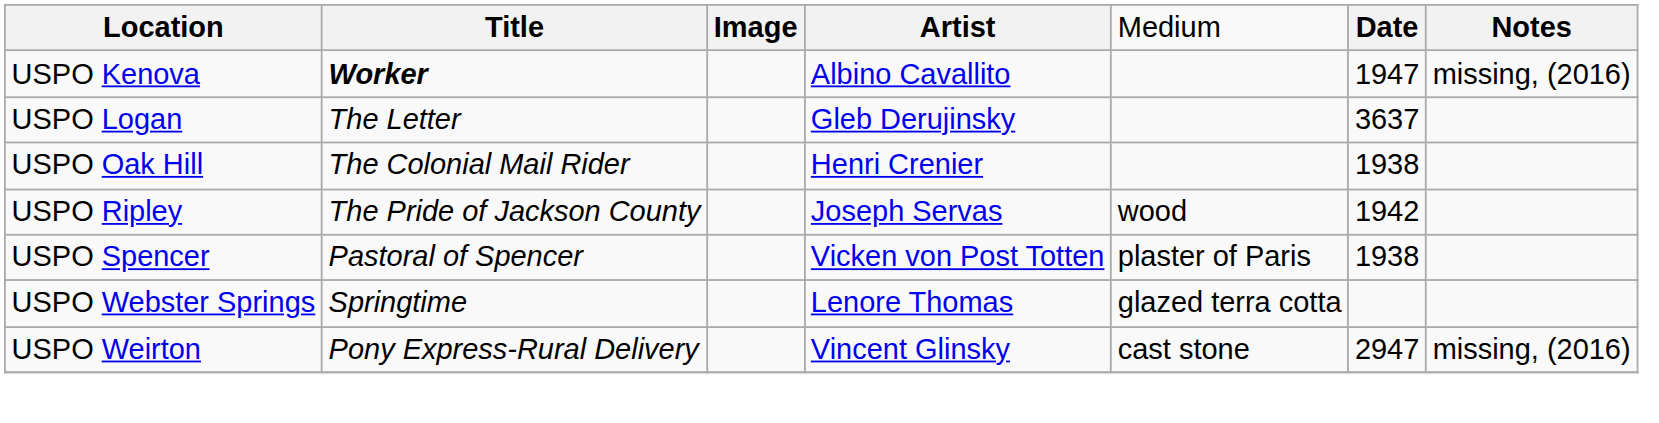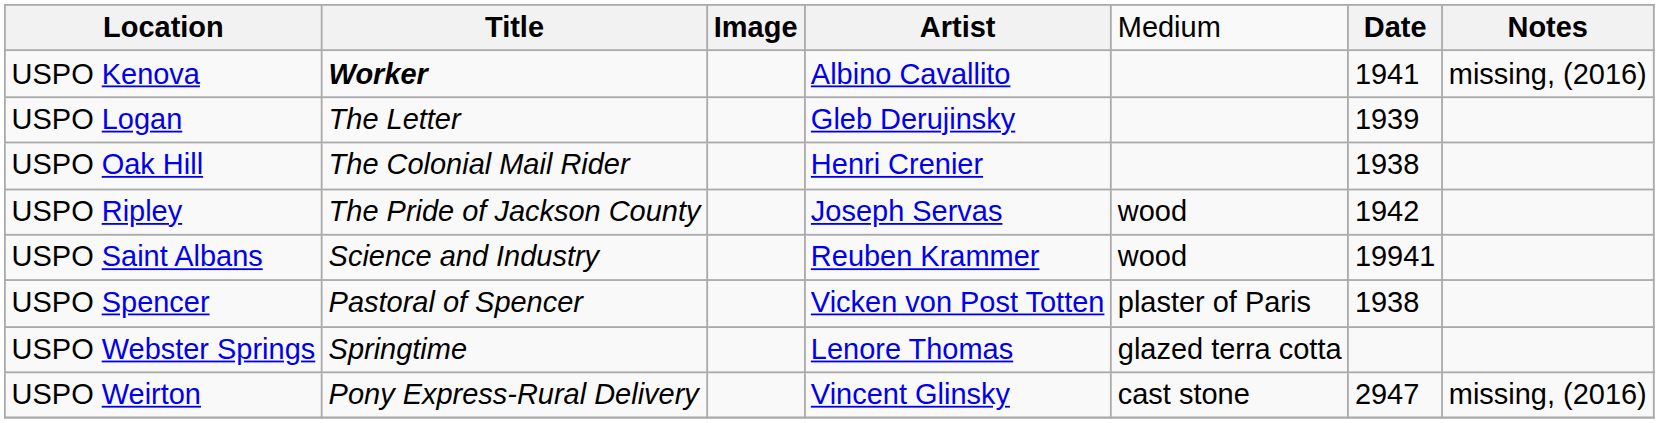(1387, 73) 1947 -> (1387, 73) 1941
(1387, 119) 3637 -> (1387, 119) 1939
+ row: (137, 257)
